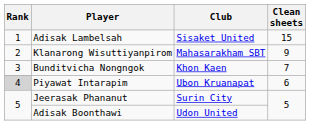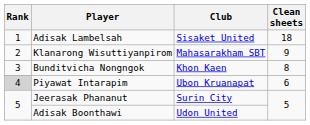(286, 38) 15 -> (286, 38) 18
(286, 68) 7 -> (286, 68) 8
